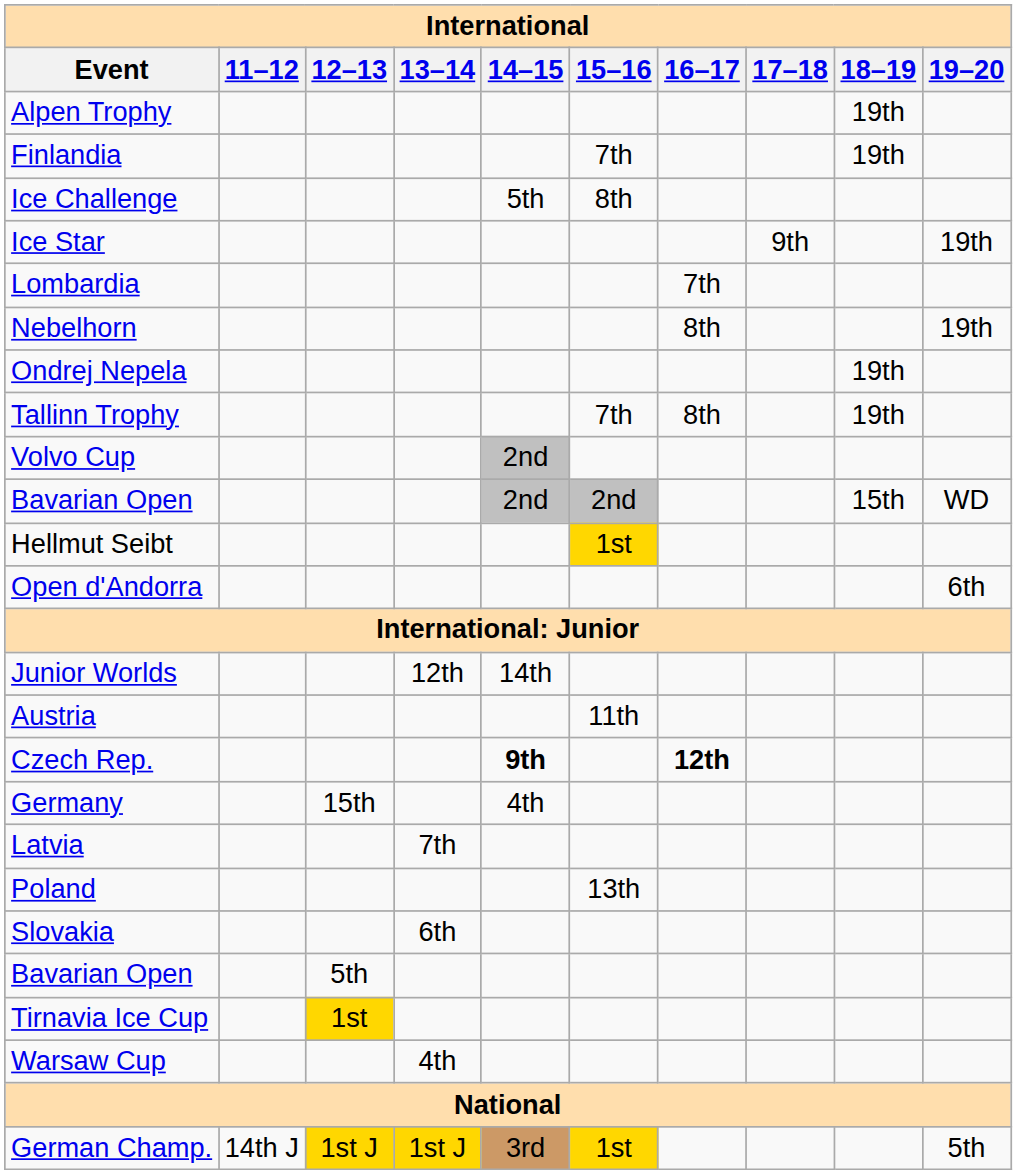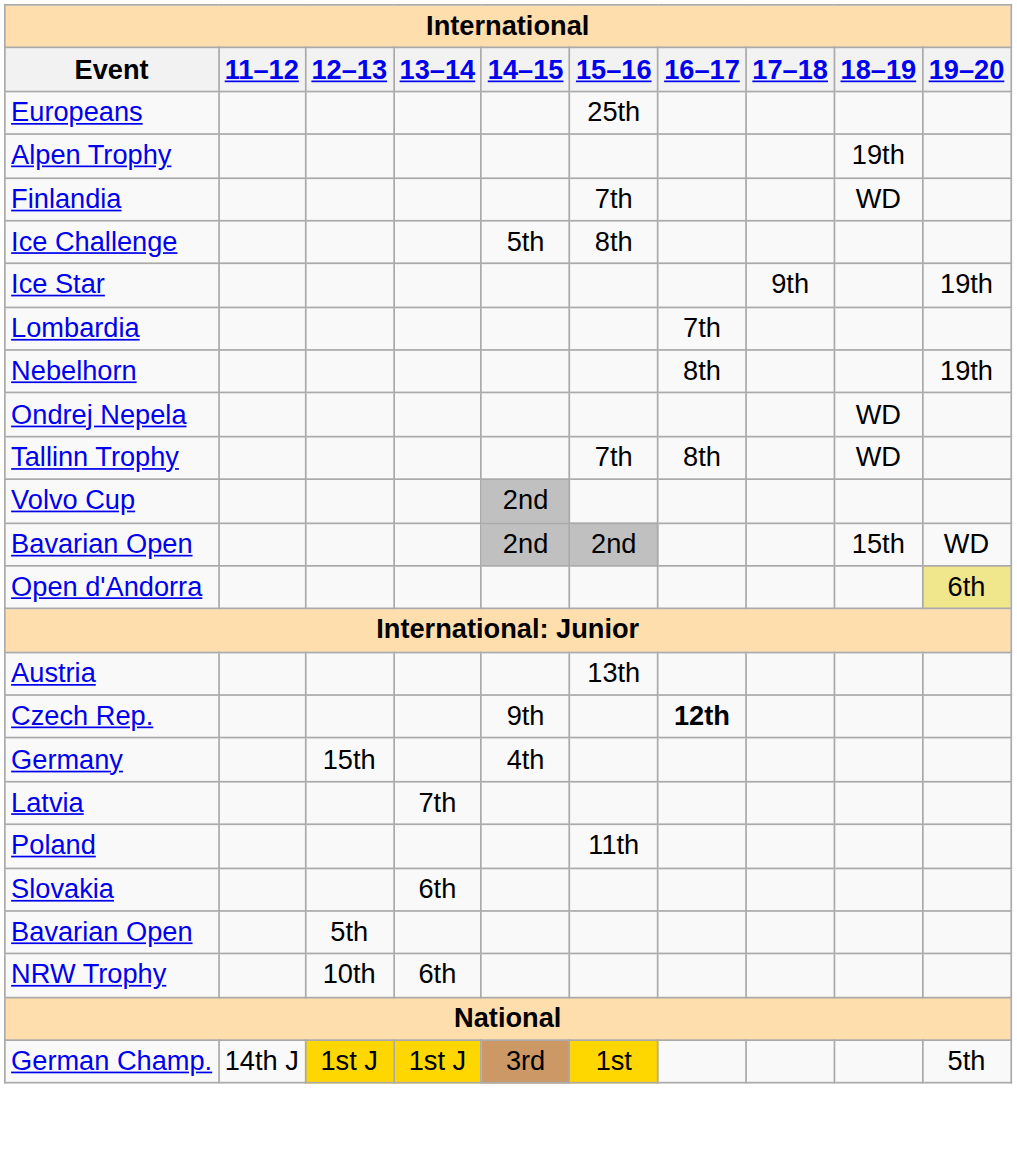+ row: (77, 112)
(878, 155) 19th -> (878, 198) WD
(878, 371) 19th -> (878, 414) WD
(878, 414) 19th -> (878, 457) WD
- row: (92, 543)
(967, 586) no background -> (967, 586) khaki background
- row: (94, 673)
(614, 716) 11th -> (614, 673) 13th
(526, 759) bold -> (526, 716) normal
(614, 888) 13th -> (614, 845) 11th
+ row: (89, 975)
- row: (110, 1018)
- row: (88, 1061)
